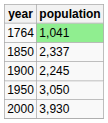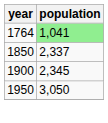(54, 71) 2,245 -> (54, 71) 2,345
- row: (20, 109)
